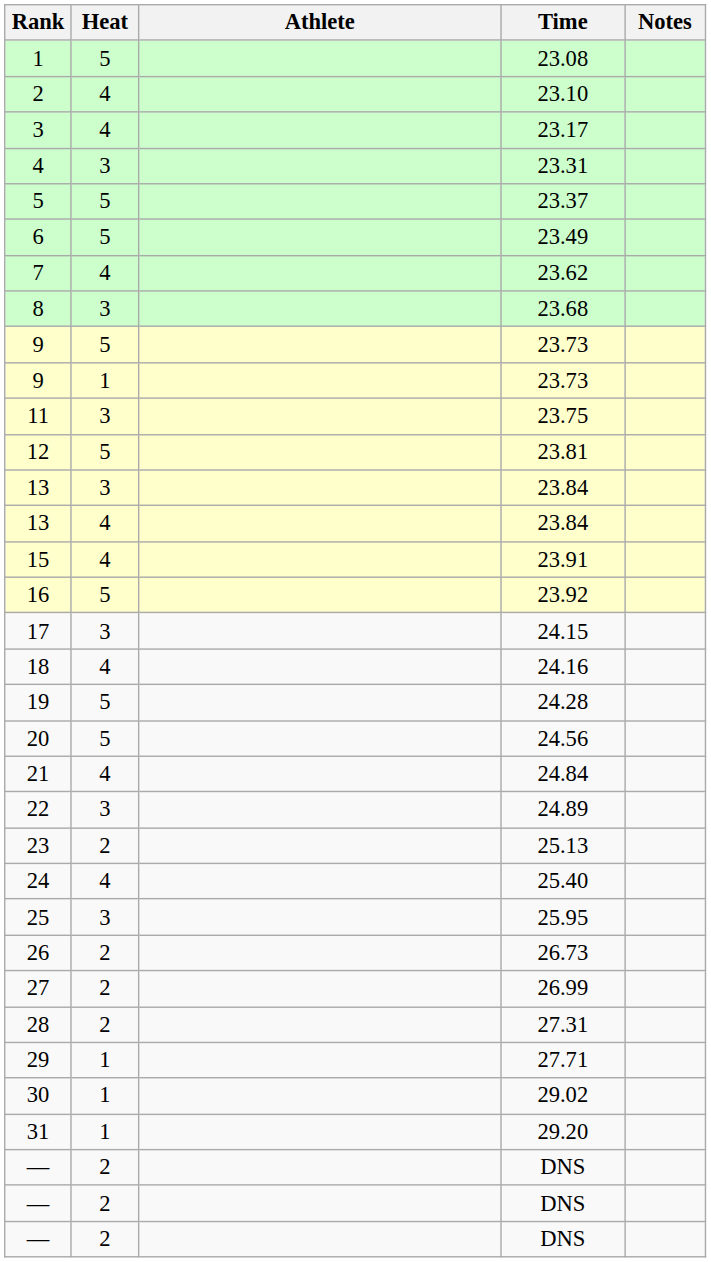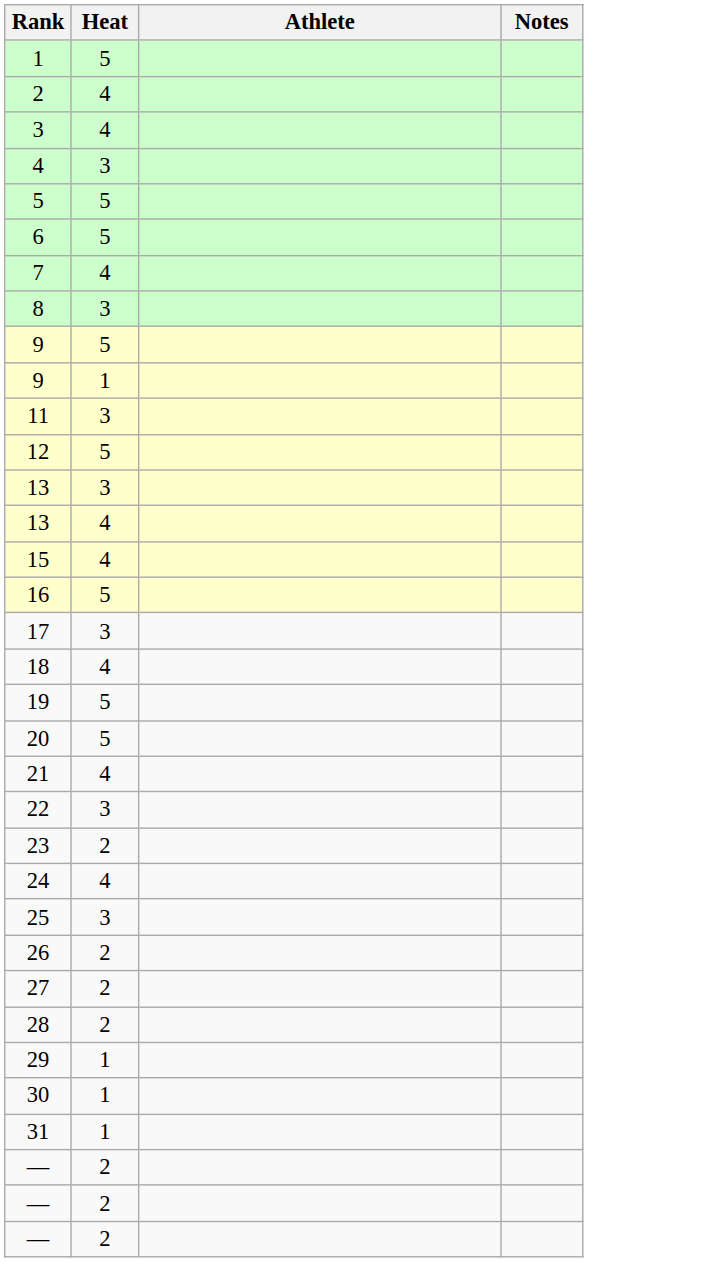- column: (563, 22)
